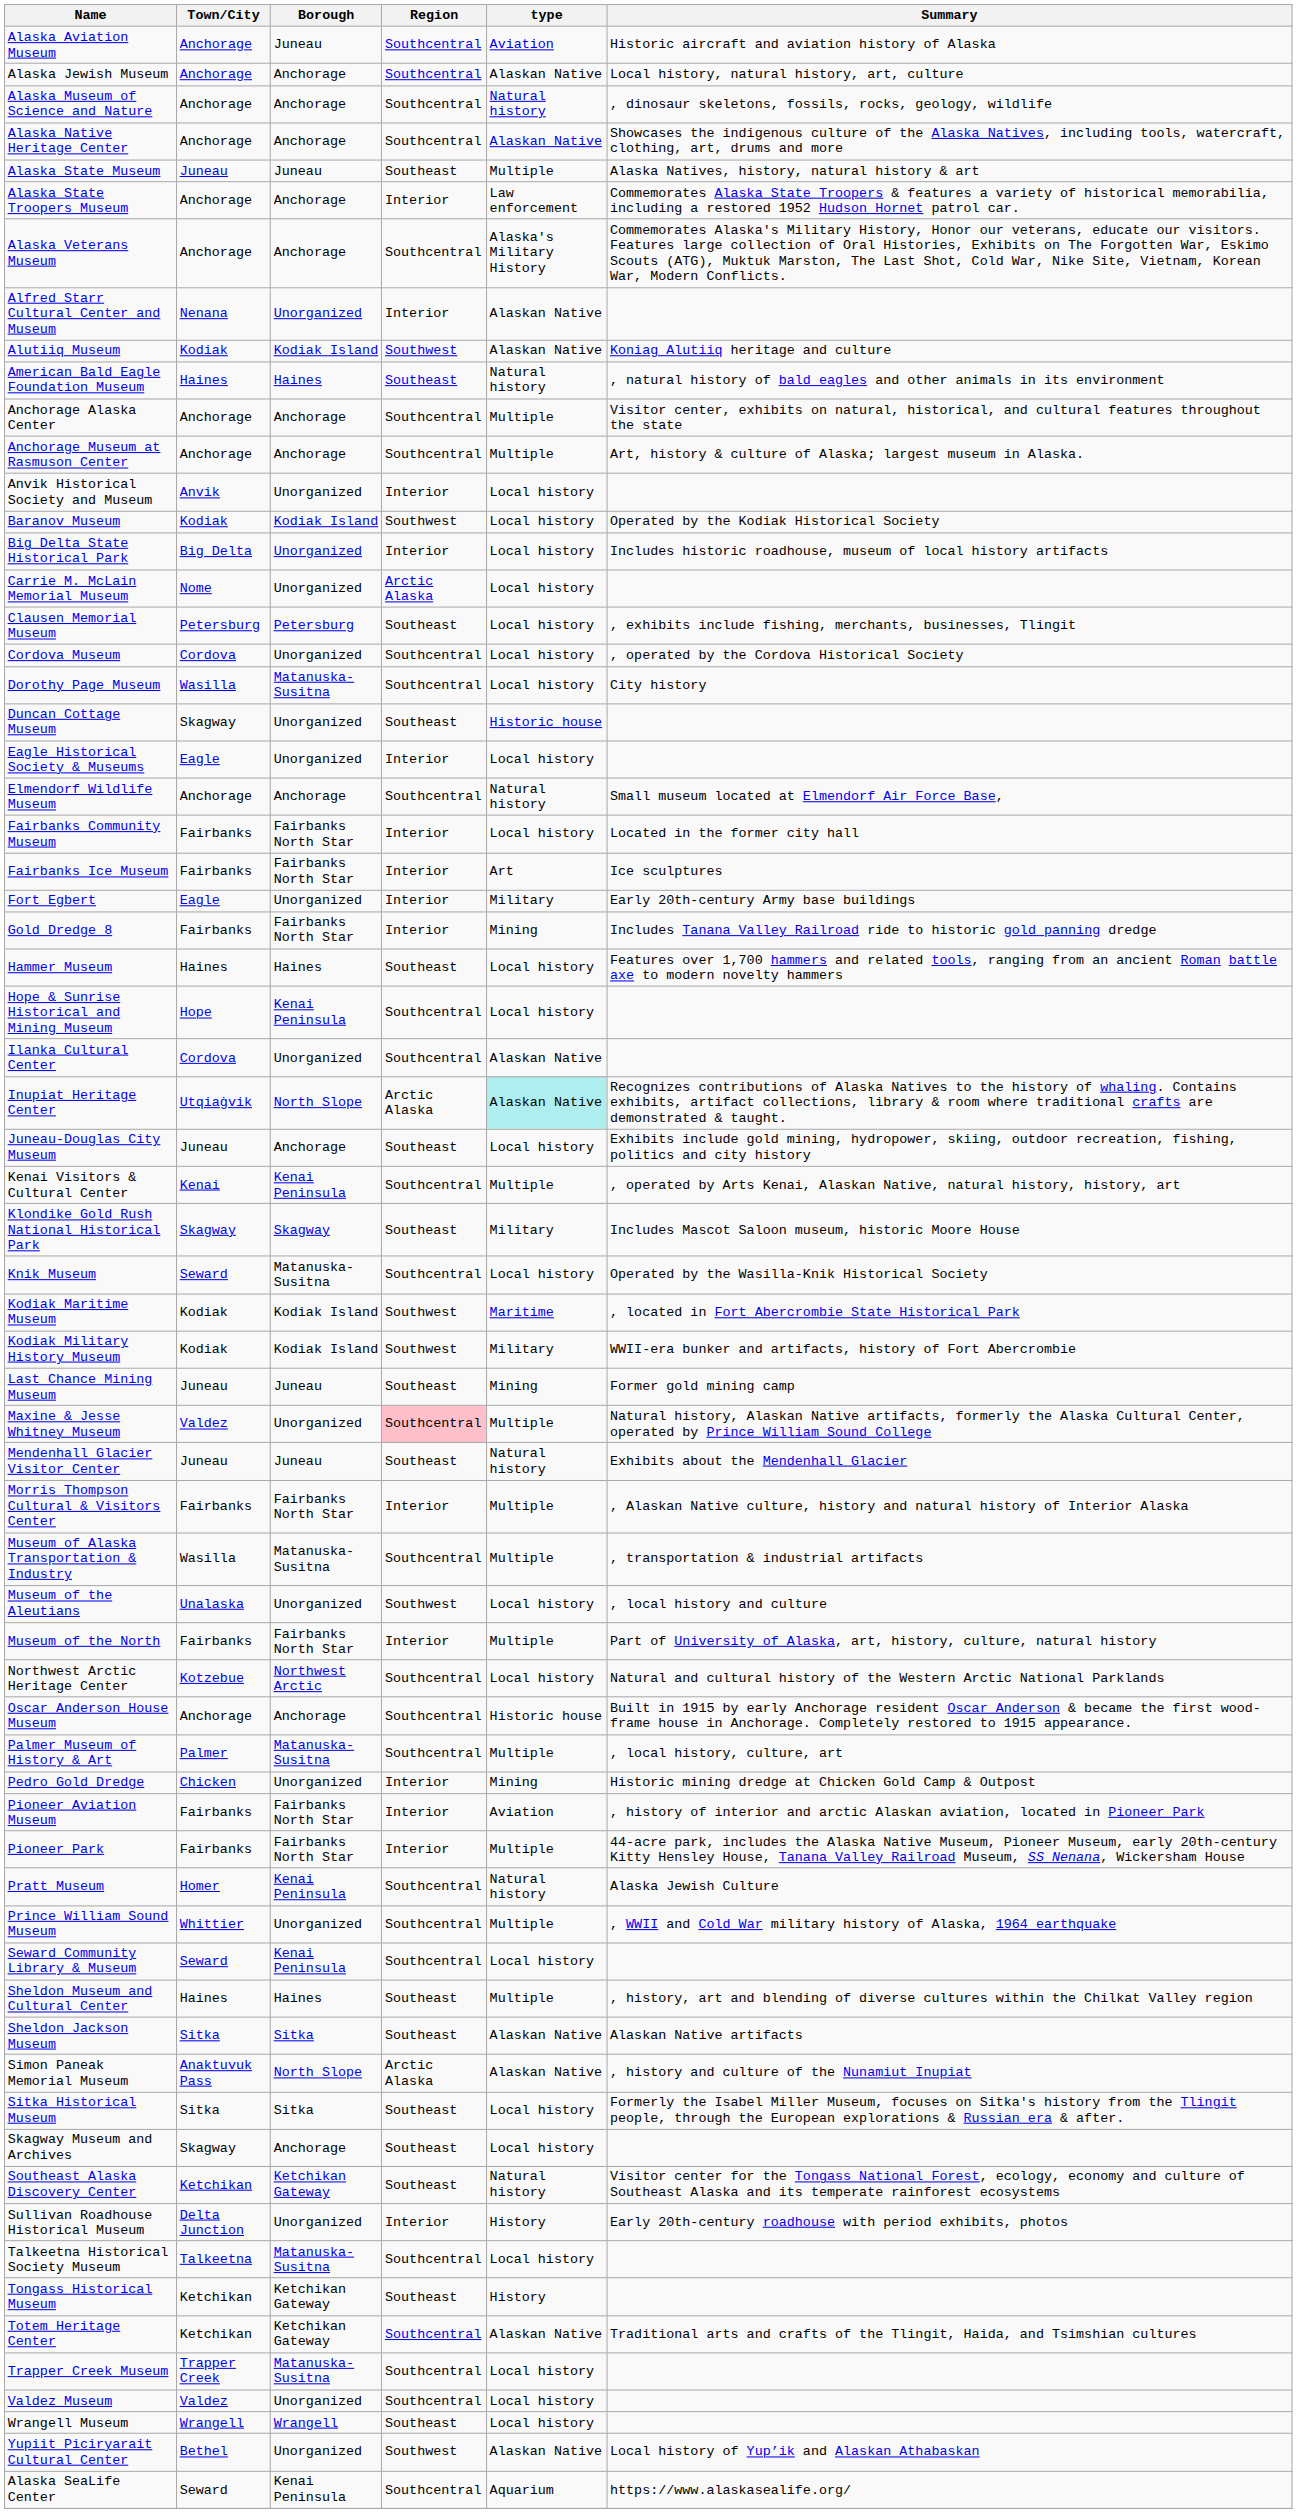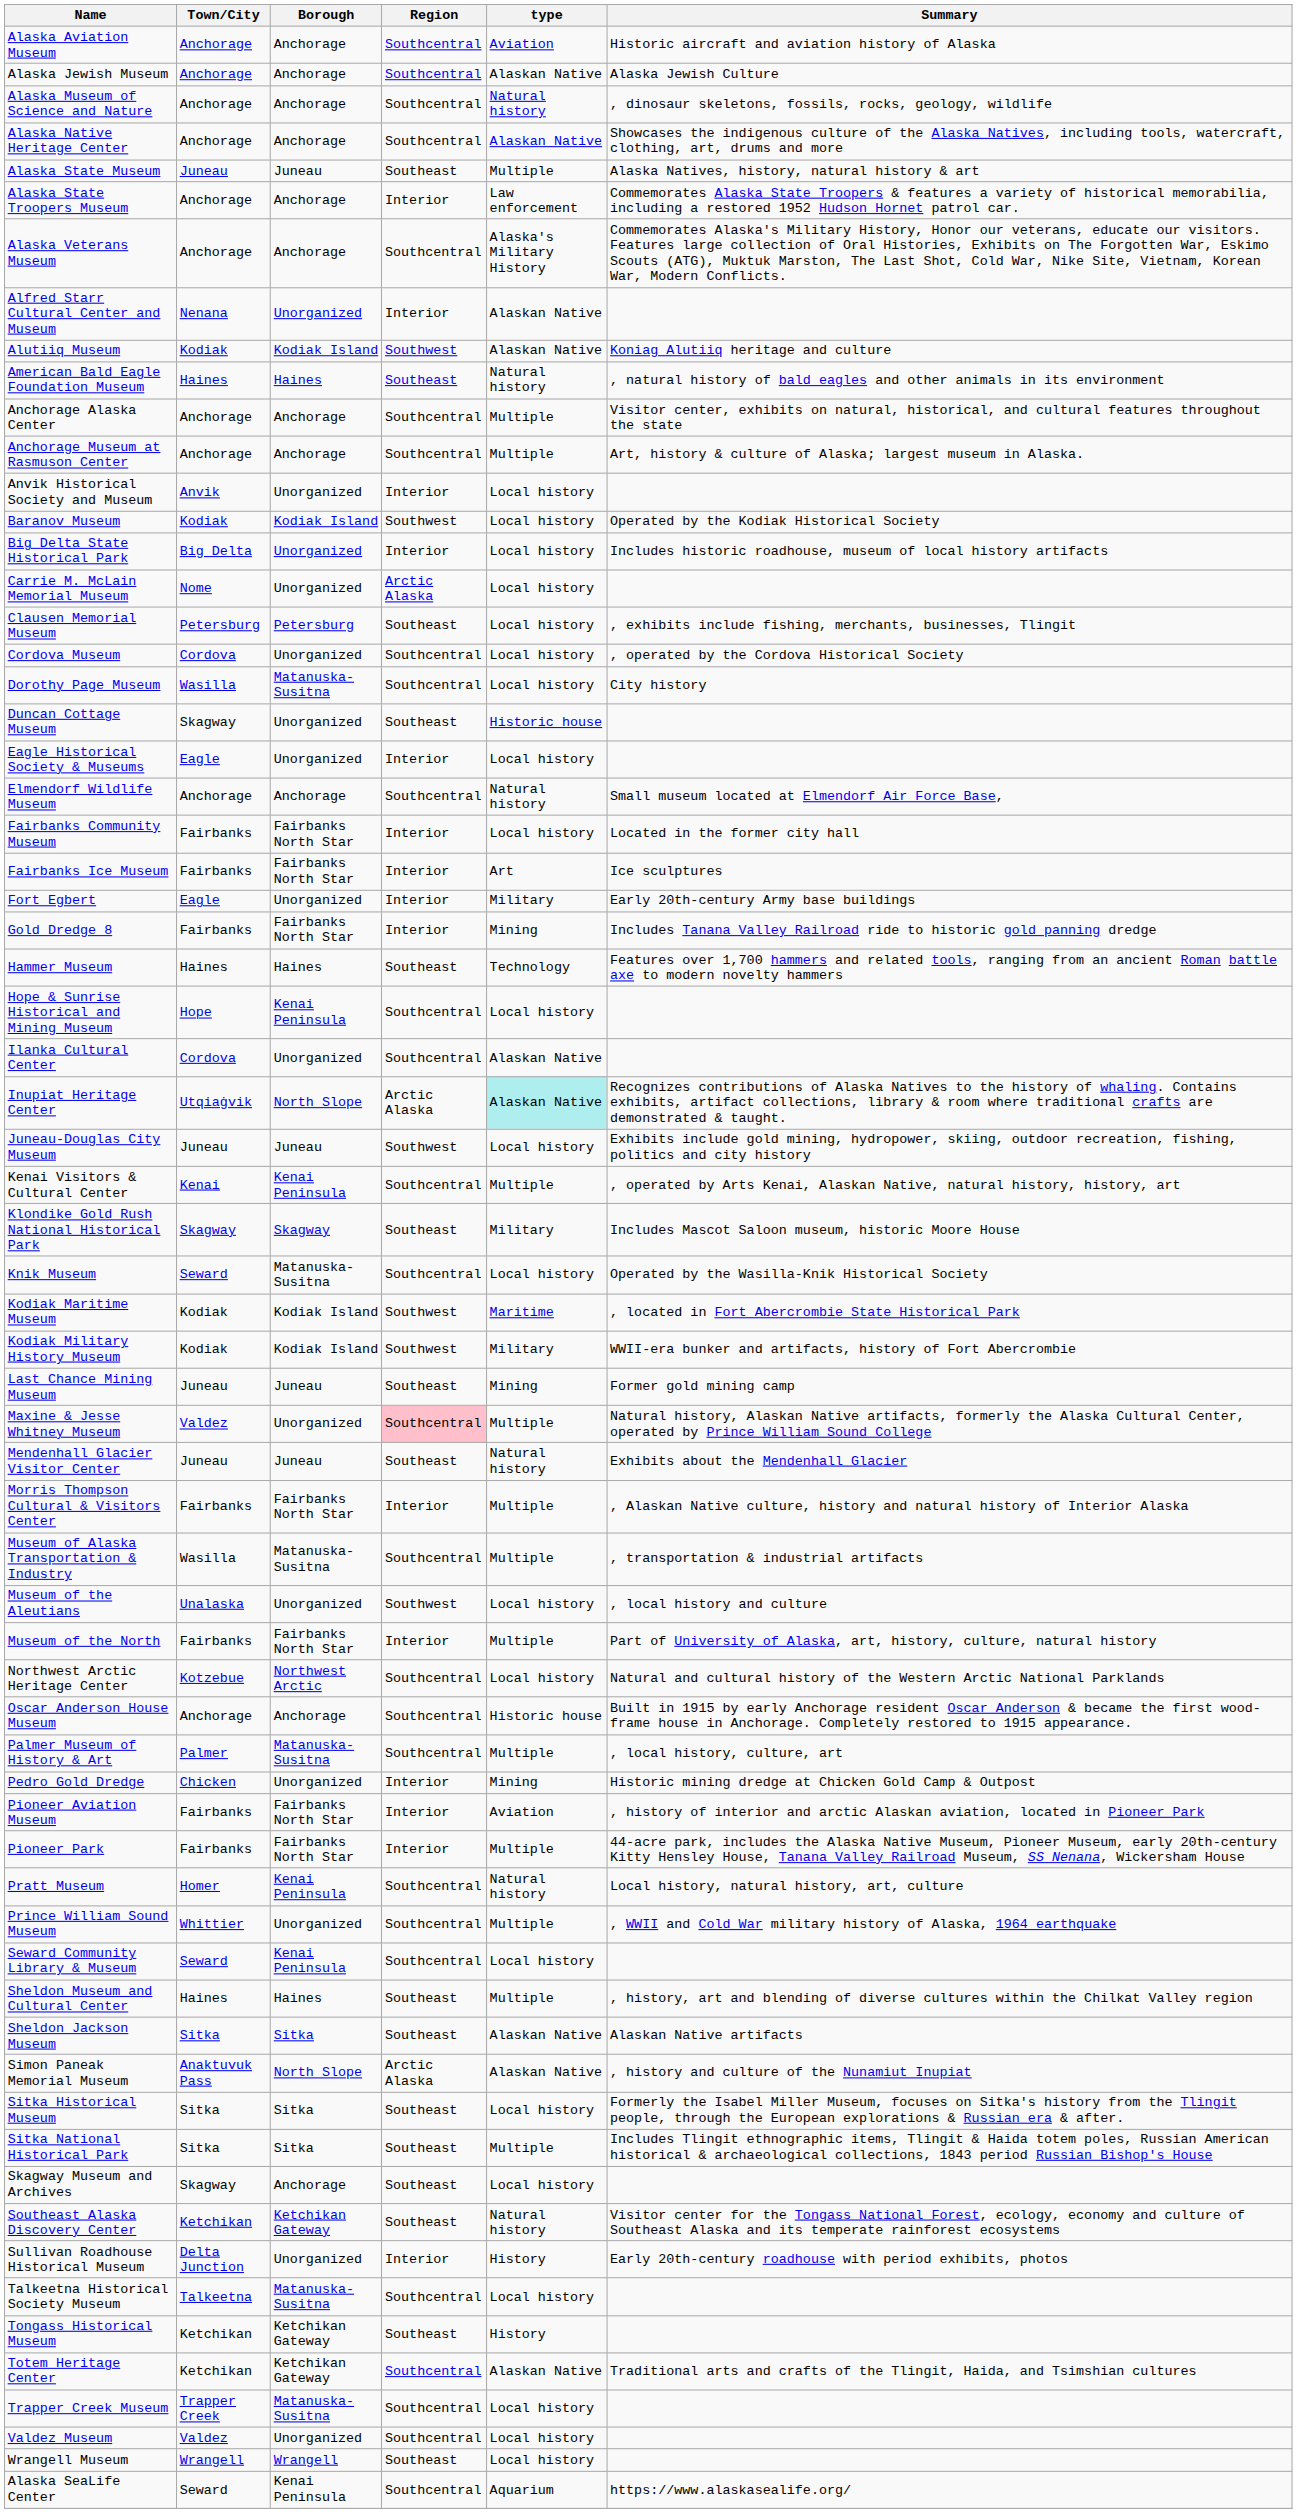(298, 45) Juneau -> (310, 45) Anchorage
(787, 75) Local history, natural history, art, culture -> (694, 75) Alaska Jewish Culture
(542, 968) Local history -> (530, 968) Technology
(310, 1148) Anchorage -> (298, 1148) Juneau
(421, 1148) Southeast -> (421, 1148) Southwest
(694, 1887) Alaska Jewish Culture -> (787, 1887) Local history, natural history, art, culture
+ row: (68, 2148)
- row: (80, 2452)
